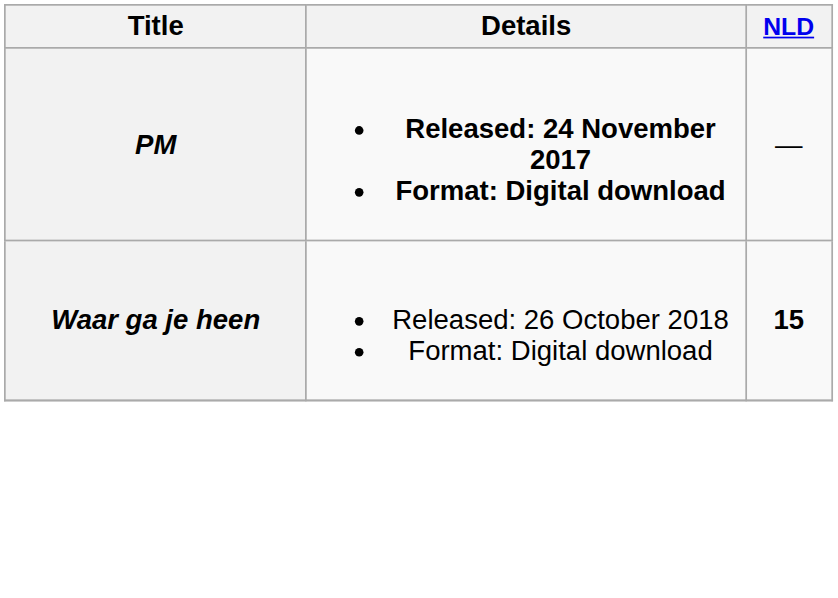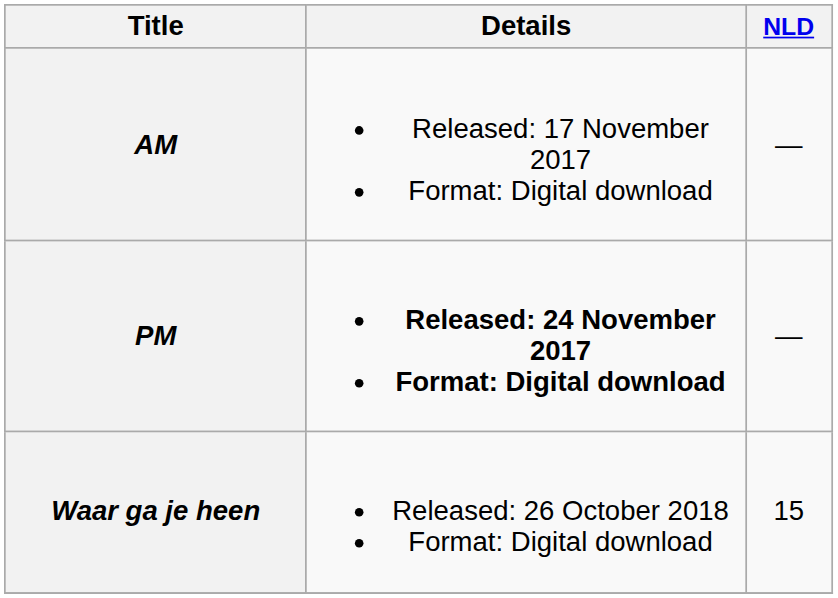+ row: (156, 143)
(789, 320) bold -> (789, 511) normal
